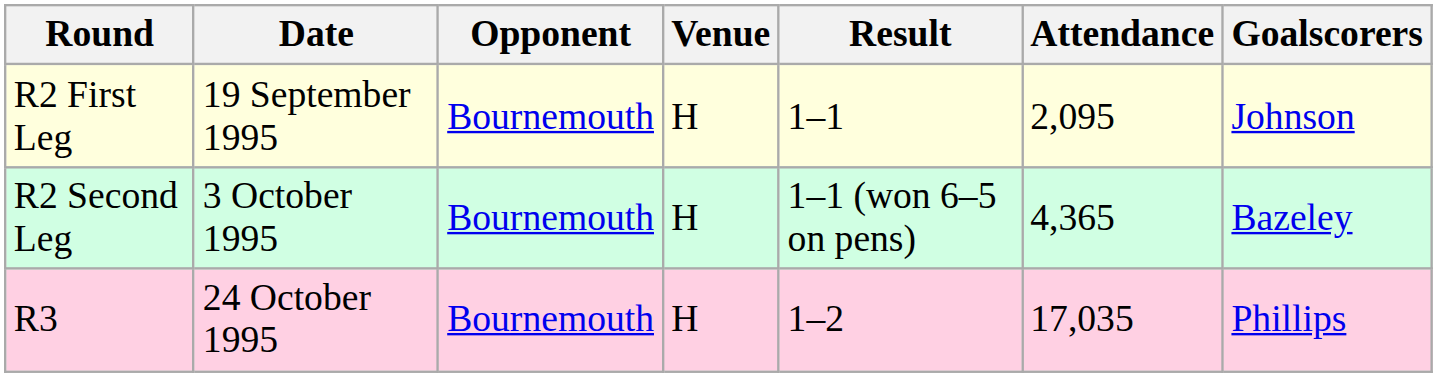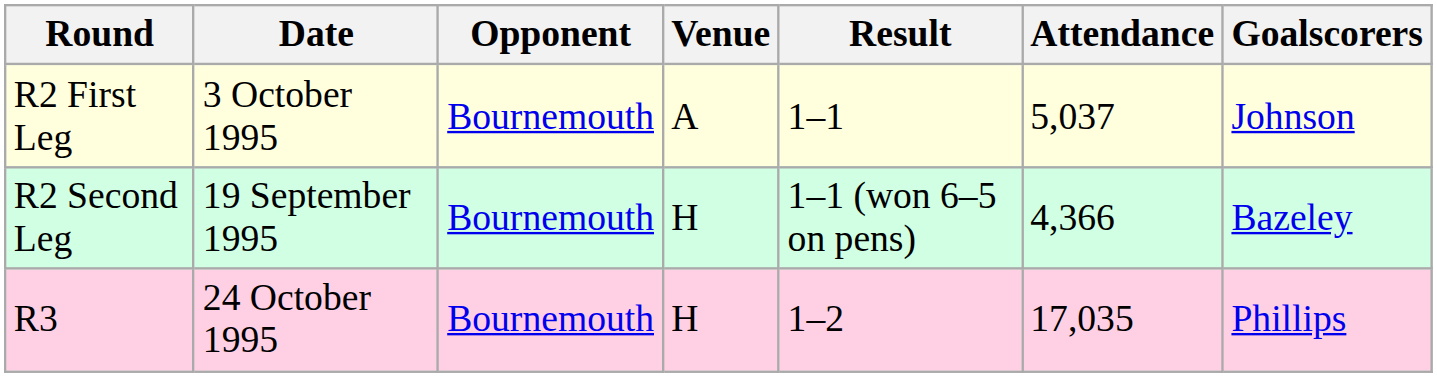(307, 115) 19 September 1995 -> (277, 115) 3 October 1995
(685, 115) H -> (685, 115) A
(1073, 115) 2,095 -> (1073, 115) 5,037
(277, 217) 3 October 1995 -> (307, 217) 19 September 1995
(1073, 217) 4,365 -> (1073, 217) 4,366
